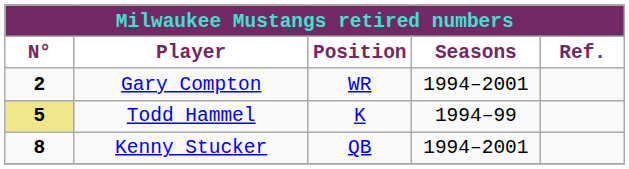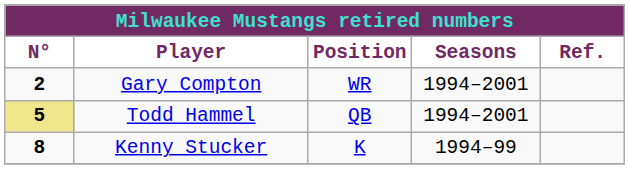(360, 116) K -> (360, 116) QB
(476, 116) 1994–99 -> (476, 116) 1994–2001
(360, 148) QB -> (360, 148) K
(476, 148) 1994–2001 -> (476, 148) 1994–99
